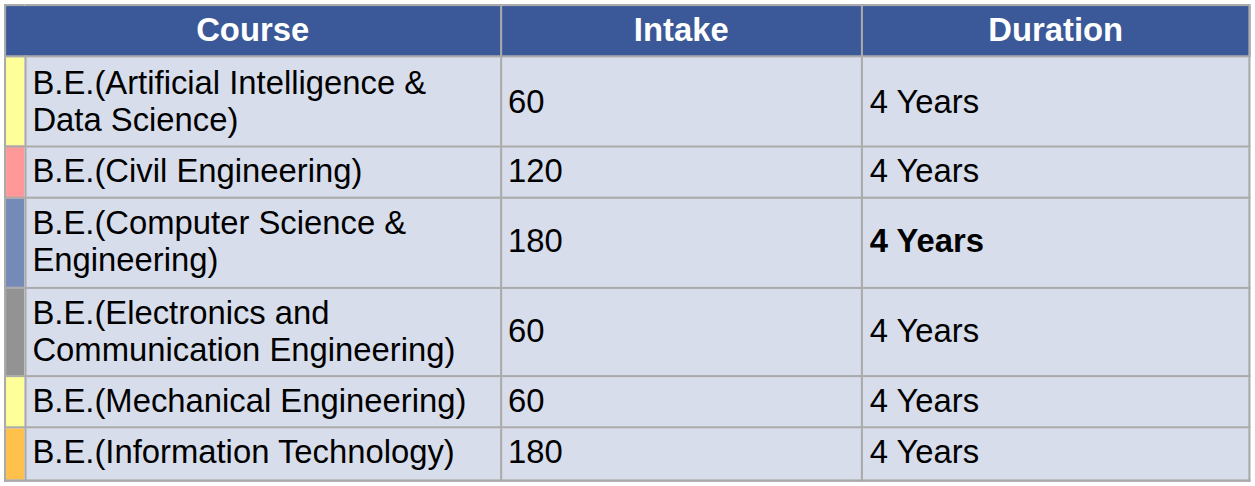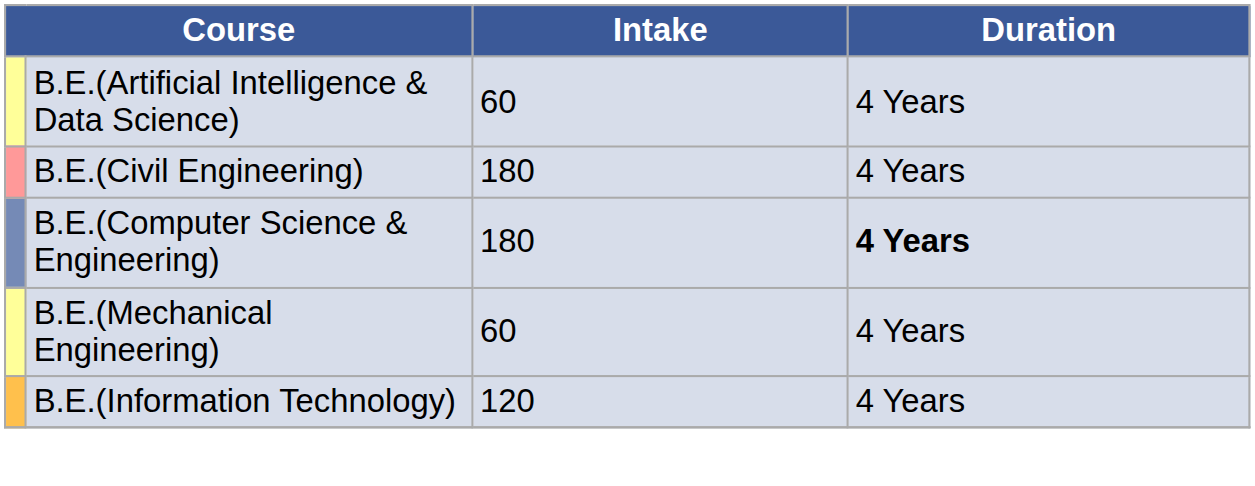(535, 171) 120 -> (507, 171) 180
- row: (244, 330)
(535, 453) 180 -> (507, 401) 120
